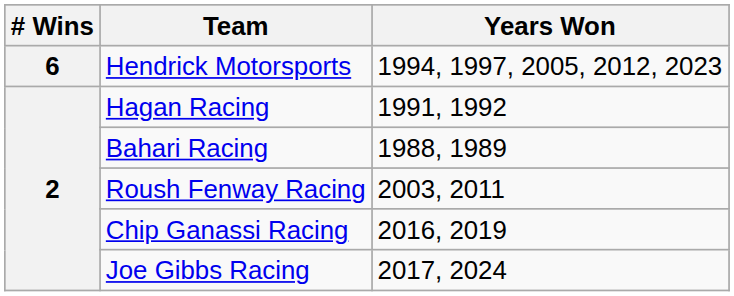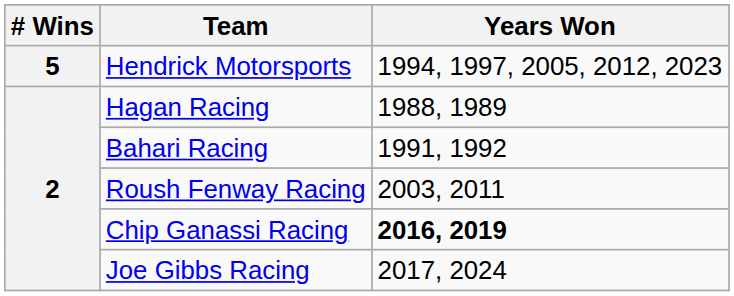(52, 66) 6 -> (52, 66) 5
(442, 107) 1991, 1992 -> (442, 107) 1988, 1989
(442, 148) 1988, 1989 -> (442, 148) 1991, 1992
(442, 230) normal -> (442, 230) bold
